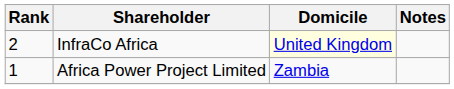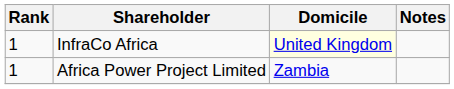(13, 44) 2 -> (13, 44) 1
